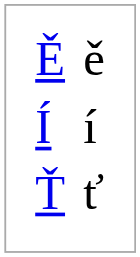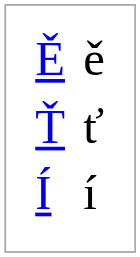rows swapped: (43, 126) <-> (50, 193)
